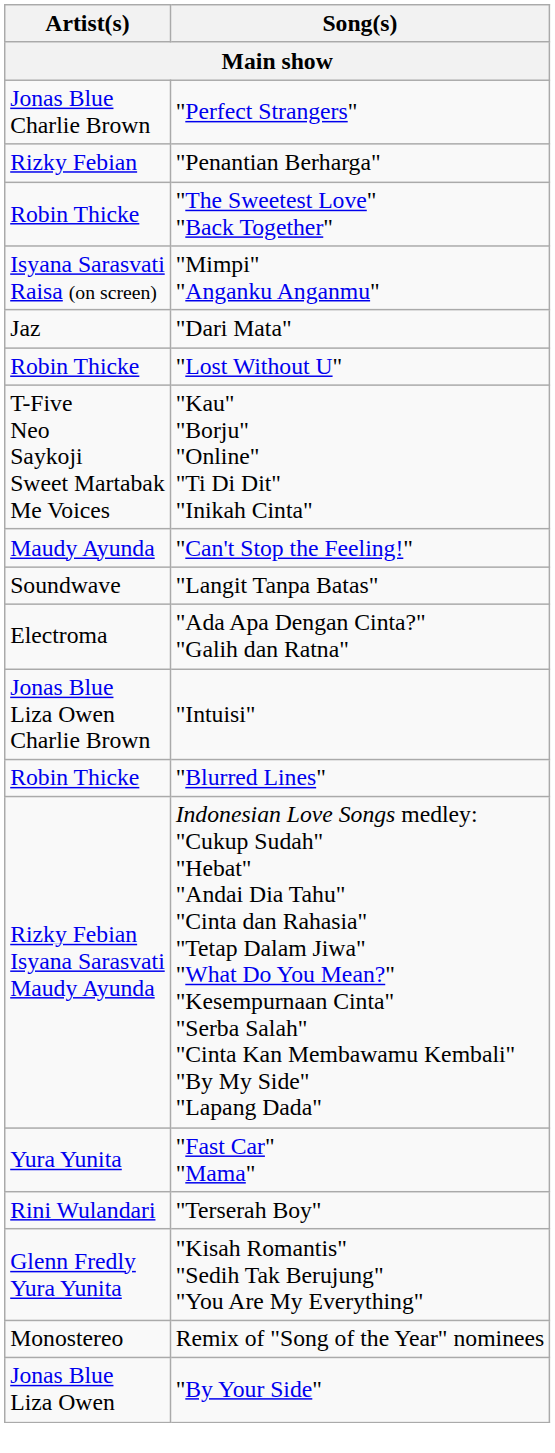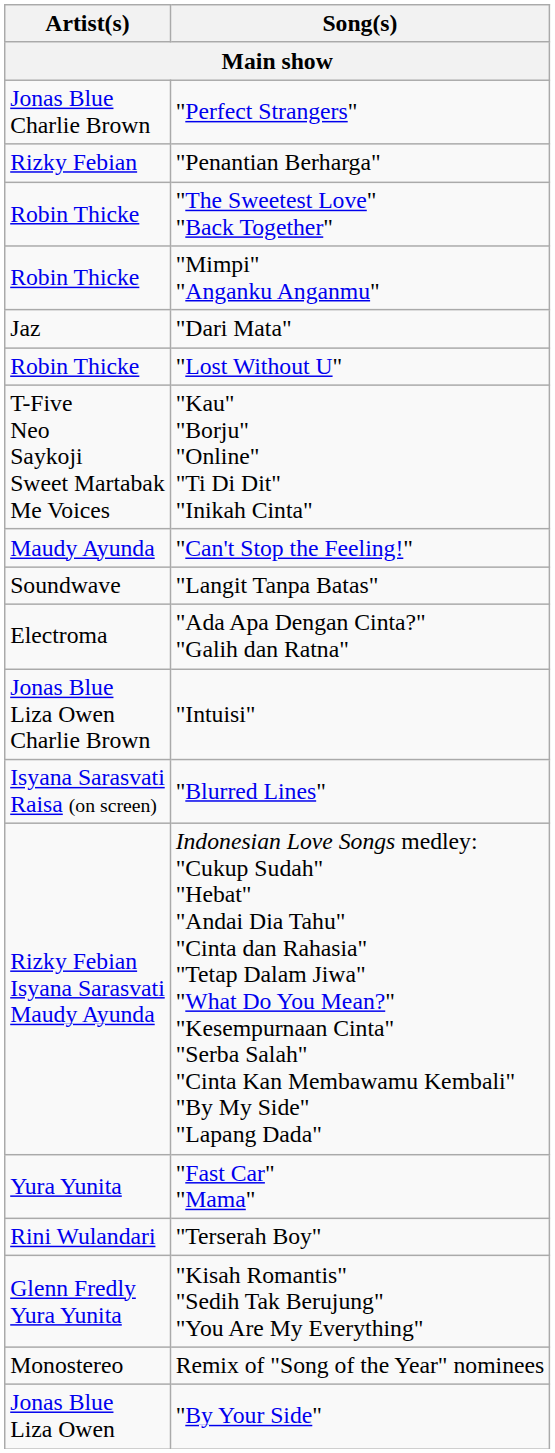(87, 277) Isyana Sarasvati Raisa (on screen) -> (75, 277) Robin Thicke
(75, 777) Robin Thicke -> (87, 791) Isyana Sarasvati Raisa (on screen)
